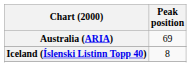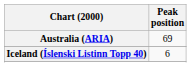(168, 54) 8 -> (168, 54) 6
